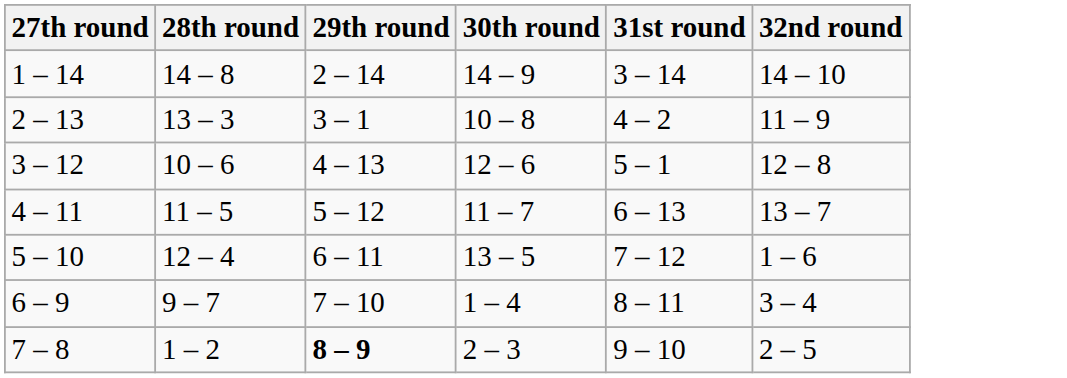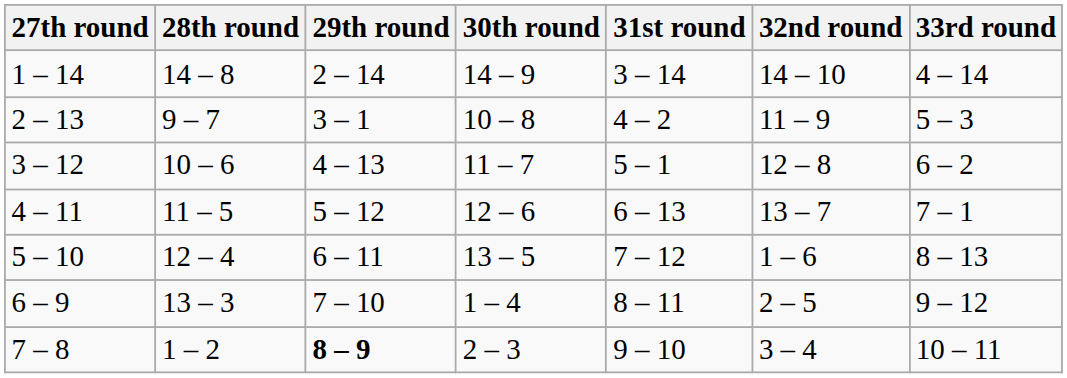+ column: (986, 27)
(198, 119) 13 – 3 -> (191, 119) 9 – 7
(499, 165) 12 – 6 -> (499, 165) 11 – 7
(499, 211) 11 – 7 -> (499, 211) 12 – 6
(191, 303) 9 – 7 -> (198, 303) 13 – 3
(788, 303) 3 – 4 -> (788, 303) 2 – 5
(788, 348) 2 – 5 -> (788, 348) 3 – 4
